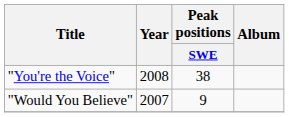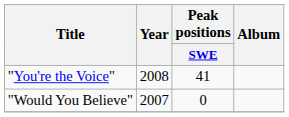(203, 77) 38 -> (203, 77) 41
(203, 100) 9 -> (203, 100) 0
